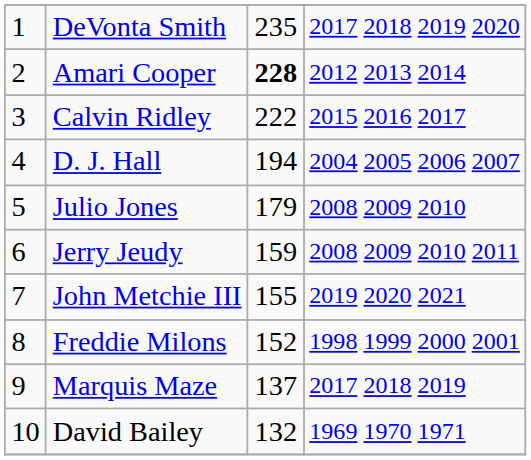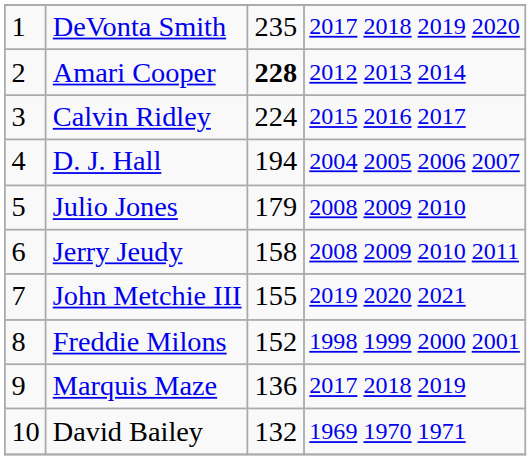(276, 116) 222 -> (276, 116) 224
(276, 251) 159 -> (276, 251) 158
(276, 386) 137 -> (276, 386) 136
